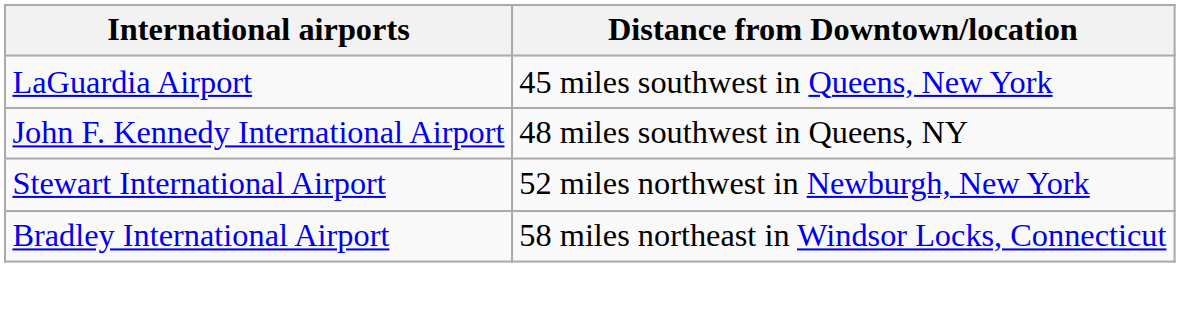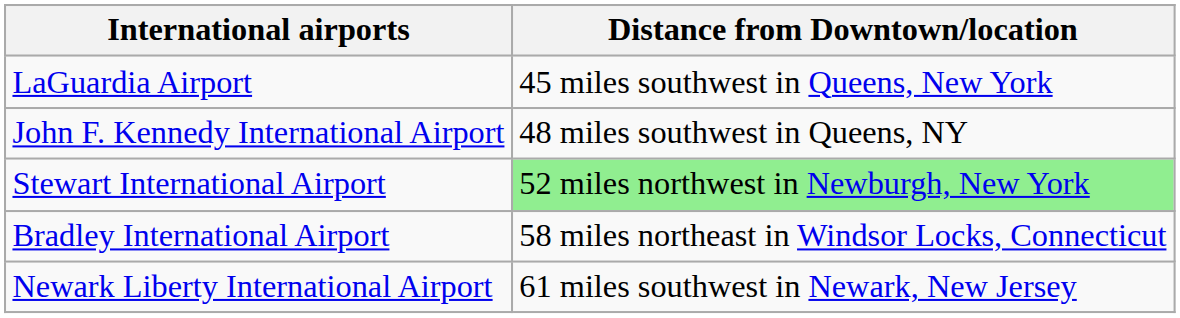(805, 183) no background -> (805, 183) lightgreen background
+ row: (253, 286)
